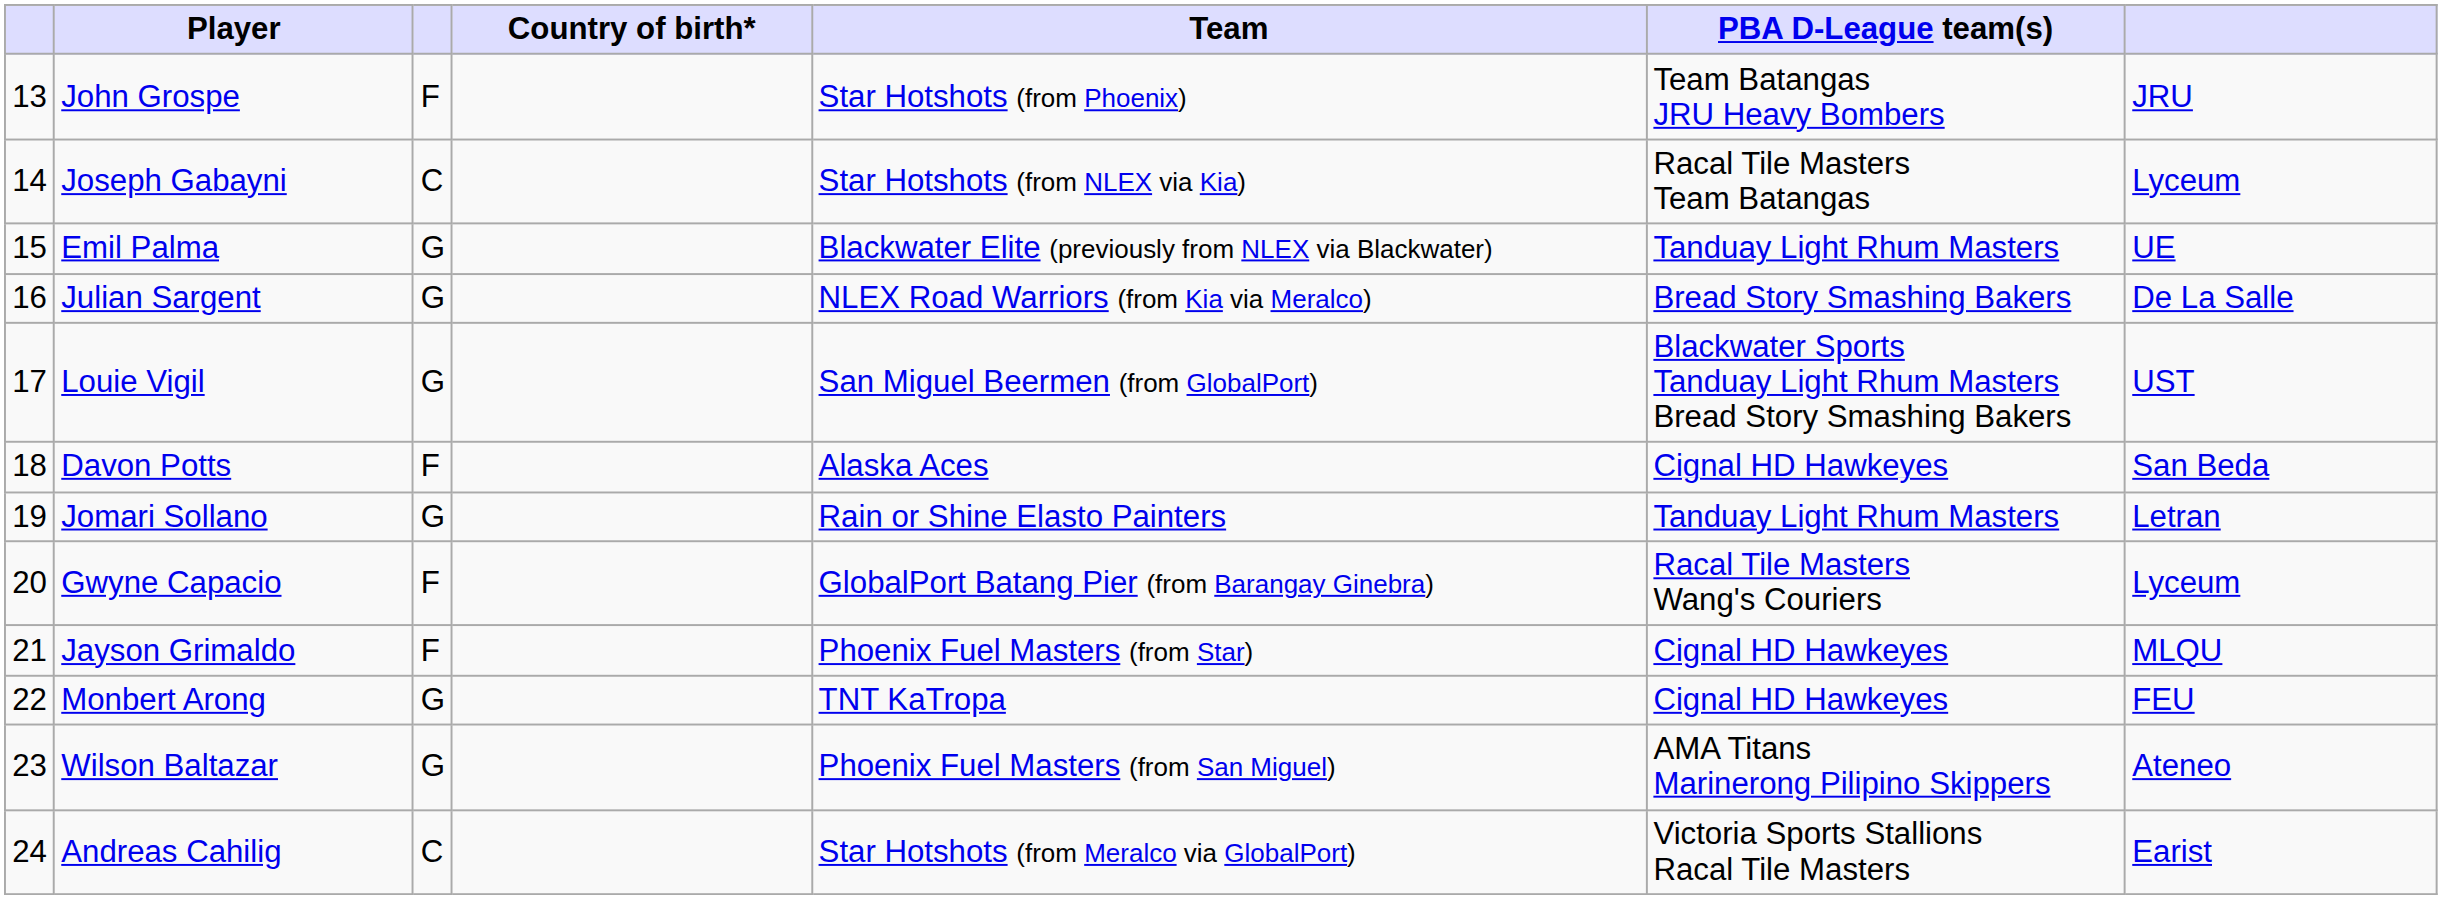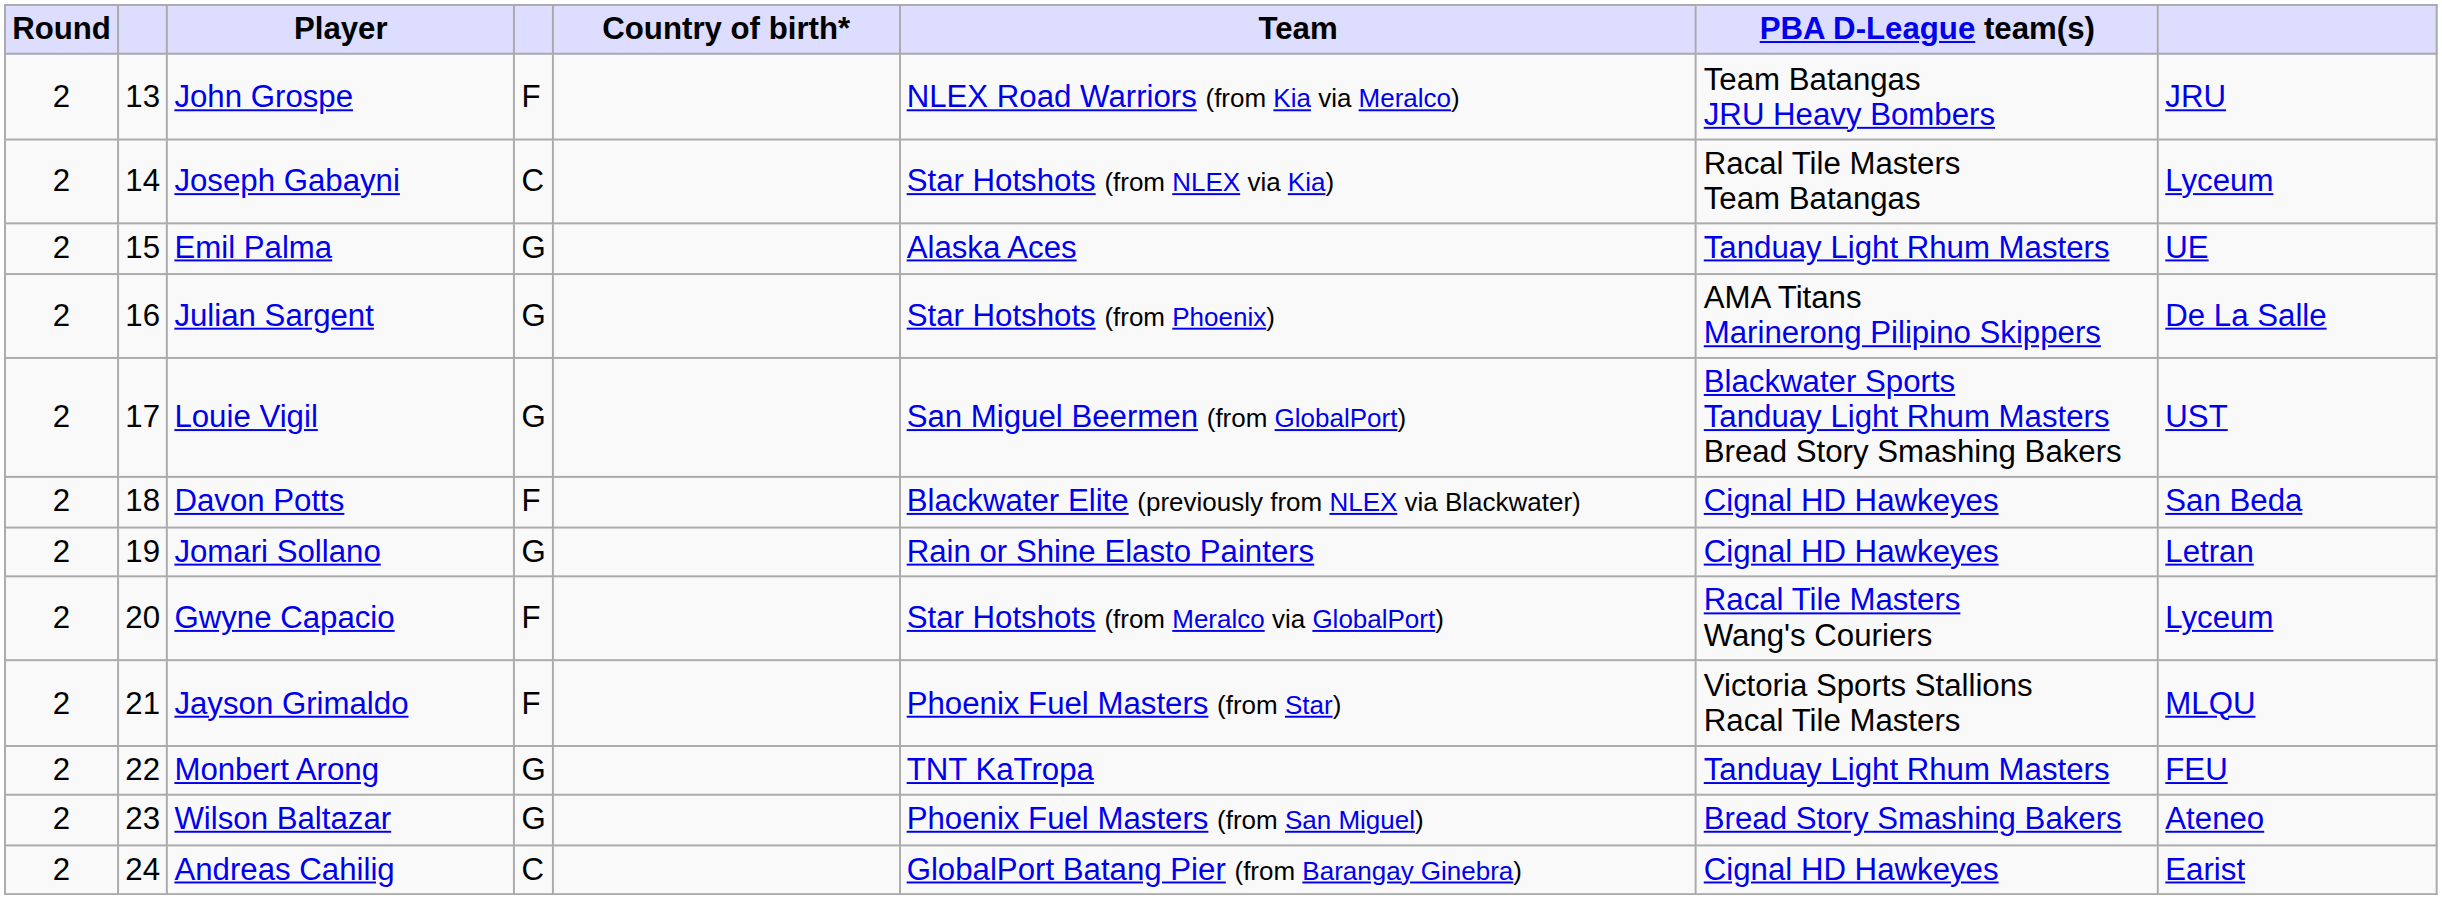+ column: (62, 29)
(1003, 96) Star Hotshots (from Phoenix) -> (1183, 96) NLEX Road Warriors (from Kia via Meralco)
(1156, 247) Blackwater Elite (previously from NLEX via Blackwater) -> (992, 247) Alaska Aces
(1095, 297) NLEX Road Warriors (from Kia via Meralco) -> (1091, 314) Star Hotshots (from Phoenix)
(1862, 297) Bread Story Smashing Bakers -> (1902, 314) AMA Titans Marinerong Pilipino Skippers
(904, 466) Alaska Aces -> (1244, 501) Blackwater Elite (previously from NLEX via Blackwater)
(1856, 516) Tanduay Light Rhum Masters -> (1851, 551) Cignal HD Hawkeyes
(1126, 583) GlobalPort Batang Pier (from Barangay Ginebra) -> (1175, 618) Star Hotshots (from Meralco via GlobalPort)
(1801, 650) Cignal HD Hawkeyes -> (1868, 702) Victoria Sports Stallions Racal Tile Masters
(1801, 699) Cignal HD Hawkeyes -> (1907, 769) Tanduay Light Rhum Masters
(1852, 766) AMA Titans Marinerong Pilipino Skippers -> (1913, 819) Bread Story Smashing Bakers
(1087, 851) Star Hotshots (from Meralco via GlobalPort) -> (1214, 868) GlobalPort Batang Pier (from Barangay Ginebra)
(1818, 851) Victoria Sports Stallions Racal Tile Masters -> (1851, 868) Cignal HD Hawkeyes
